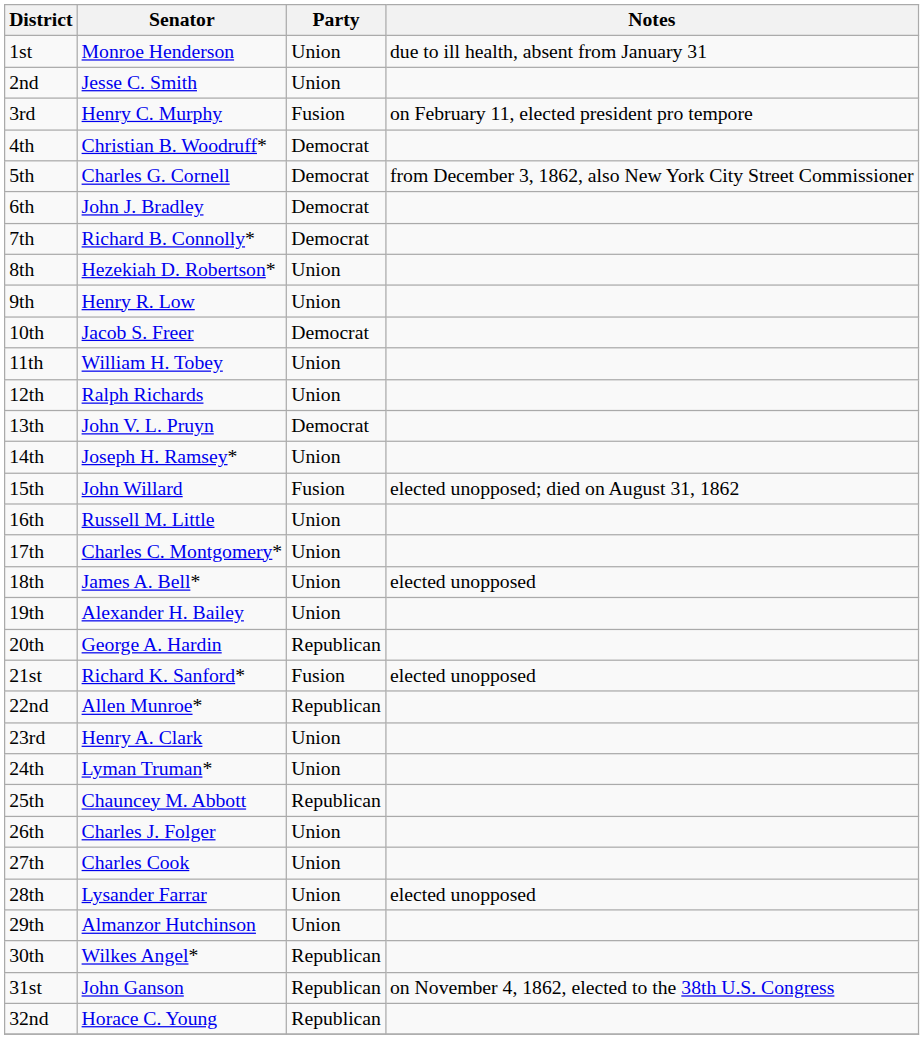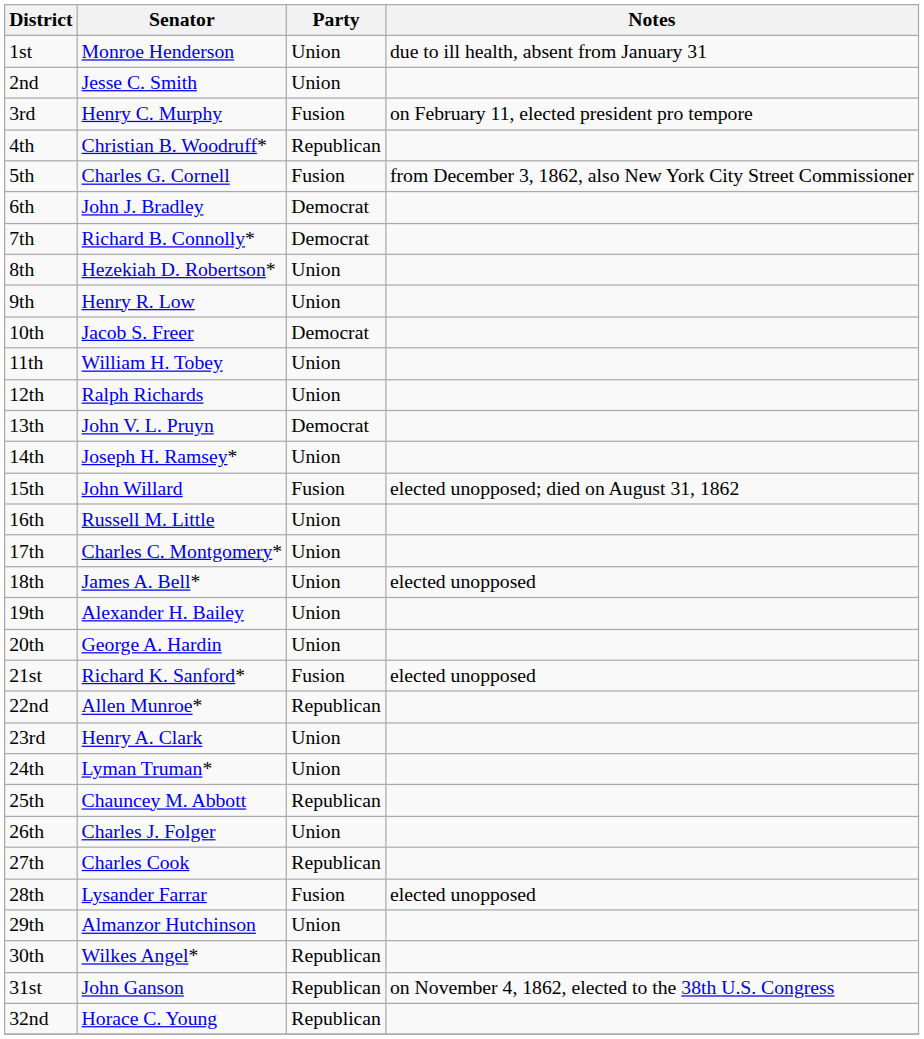(330, 144) Democrat -> (336, 144) Republican
(330, 176) Democrat -> (318, 176) Fusion
(336, 644) Republican -> (316, 644) Union
(316, 862) Union -> (336, 862) Republican
(316, 894) Union -> (318, 894) Fusion
